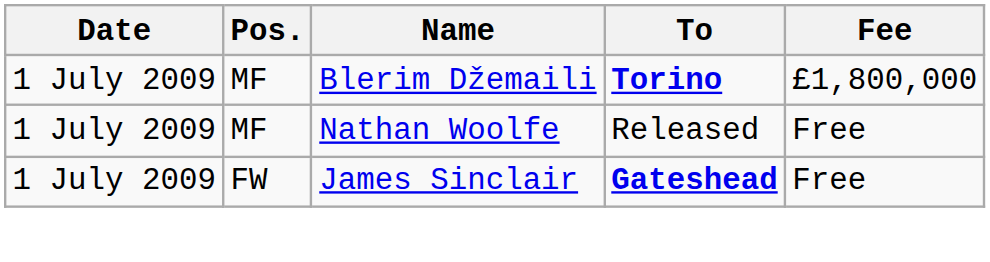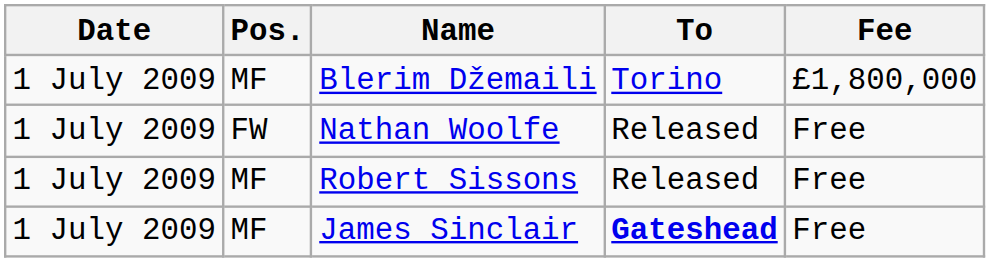(667, 81) bold -> (667, 81) normal
(249, 131) MF -> (249, 131) FW
+ row: (449, 181)
(249, 181) FW -> (249, 231) MF
